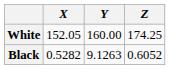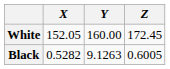(145, 34) 174.25 -> (145, 34) 172.45
(145, 54) 0.6052 -> (145, 54) 0.6005
